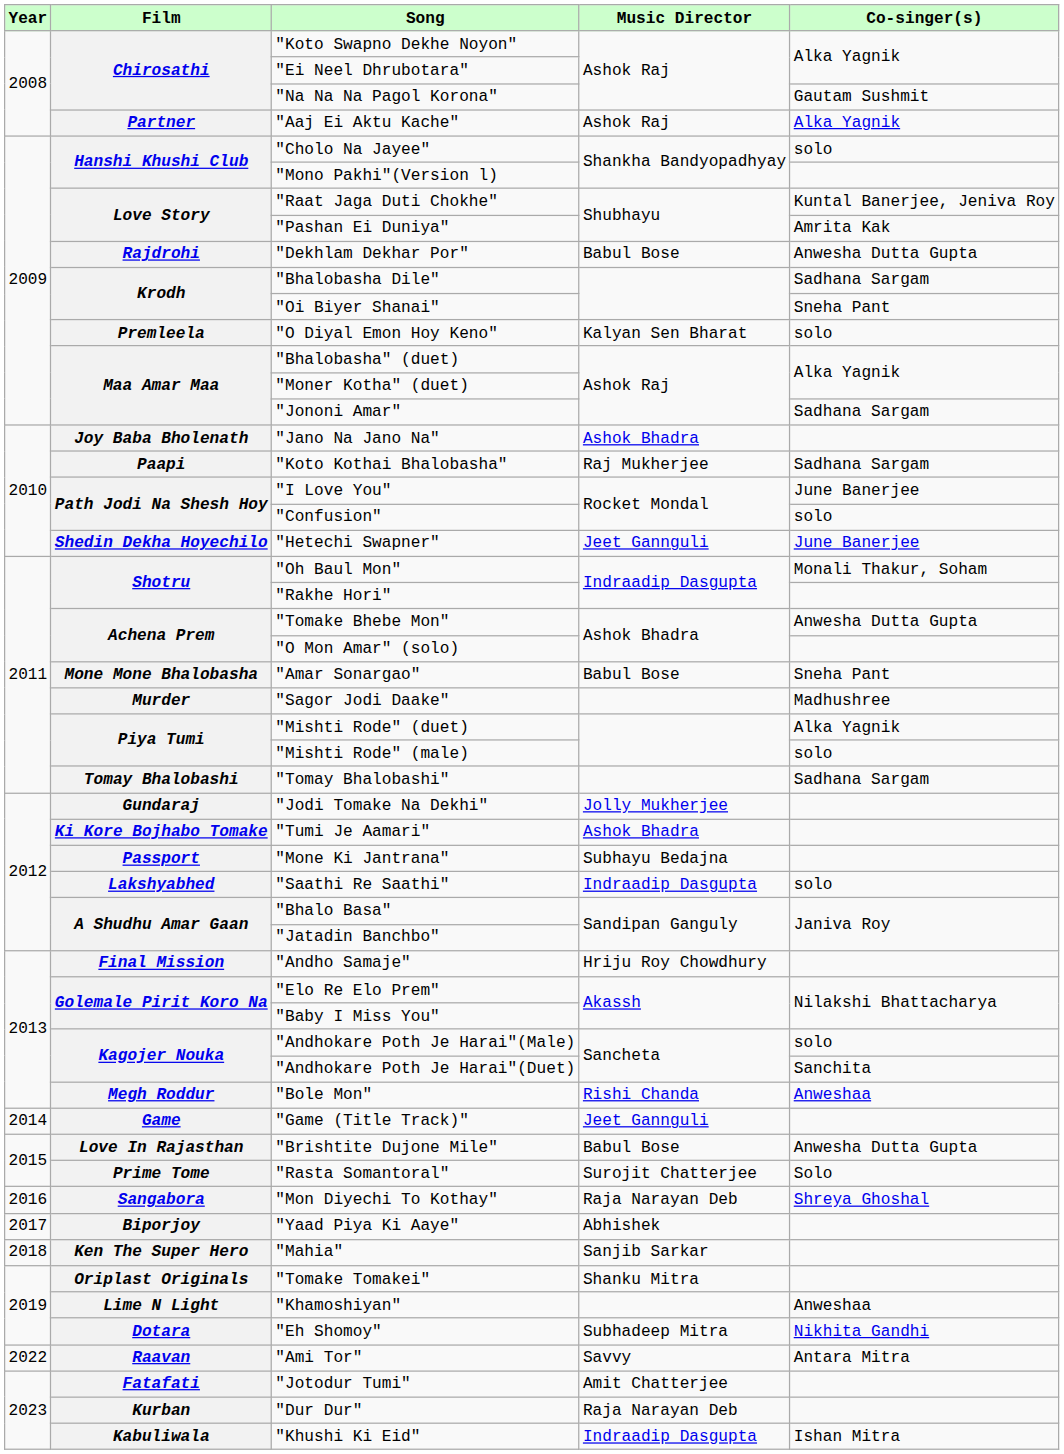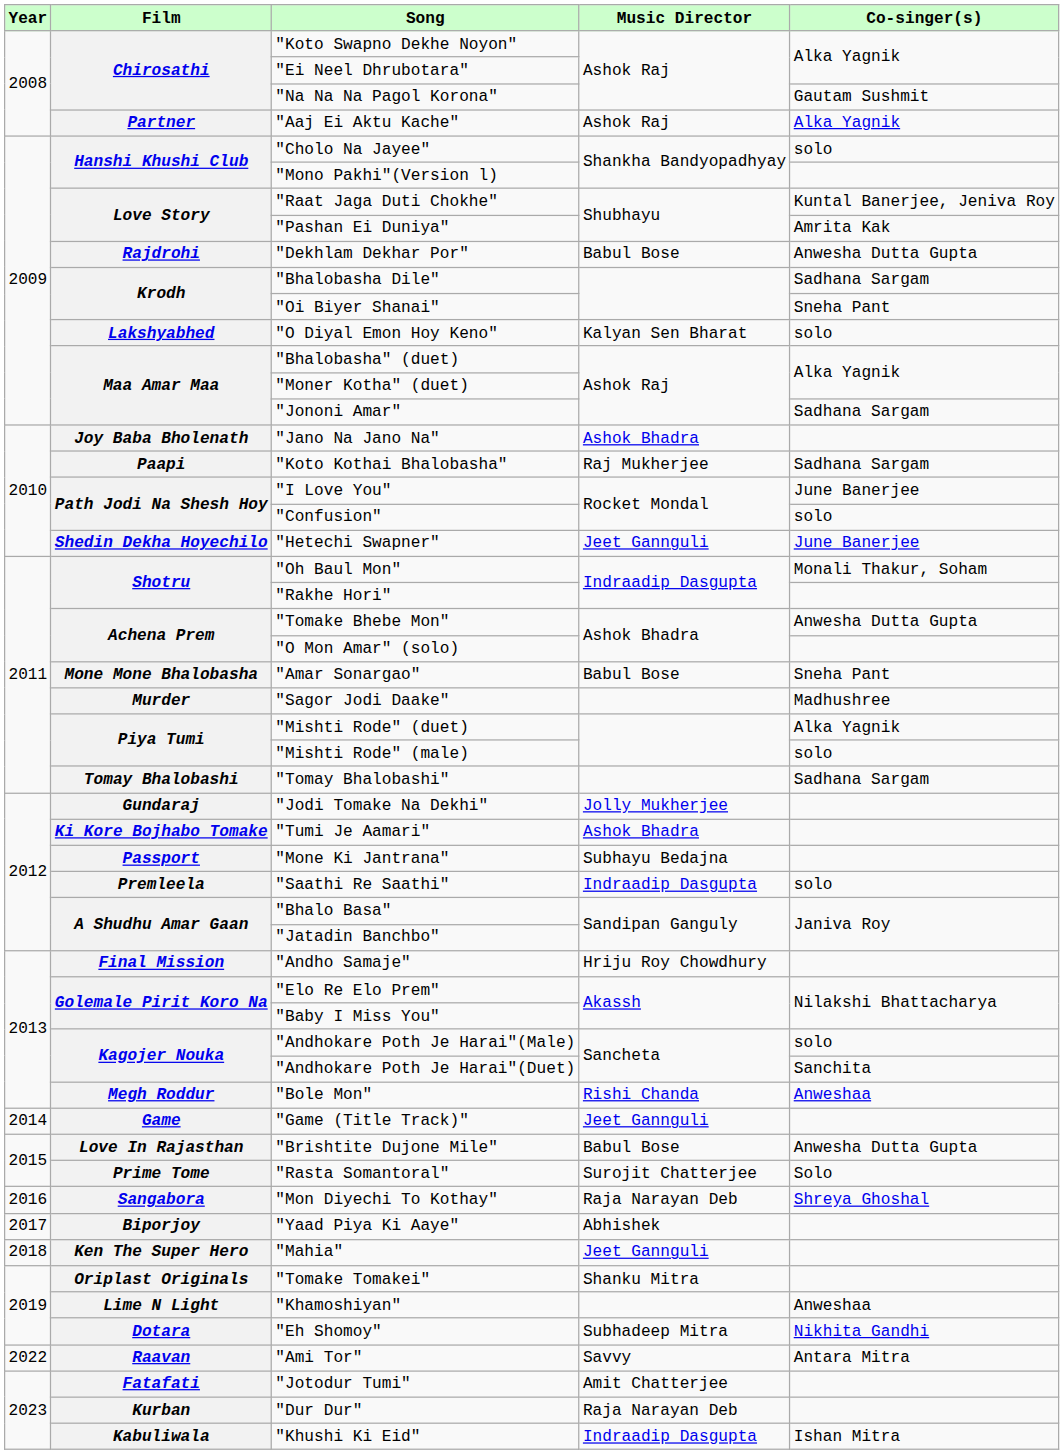(161, 333) Premleela -> (161, 333) Lakshyabhed
(161, 885) Lakshyabhed -> (161, 885) Premleela
(646, 1253) Sanjib Sarkar -> (646, 1253) Jeet Gannguli
